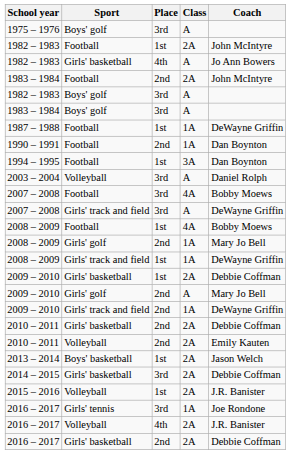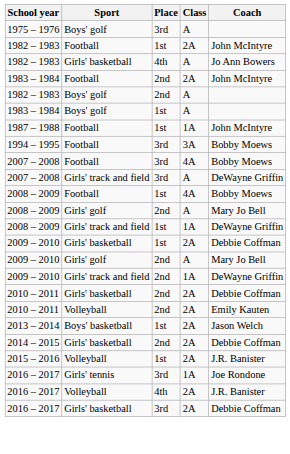(161, 95) 3rd -> (162, 95) 2nd
(161, 111) 3rd -> (160, 111) 1st
(247, 128) DeWayne Griffin -> (242, 128) John McIntyre
- row: (33, 144)
(160, 161) 1st -> (161, 144) 3rd
(239, 161) Dan Boynton -> (242, 144) Bobby Moews
- row: (33, 177)
(189, 243) 1A -> (186, 210) A
(161, 375) 3rd -> (162, 342) 2nd
(162, 441) 2nd -> (161, 408) 3rd
